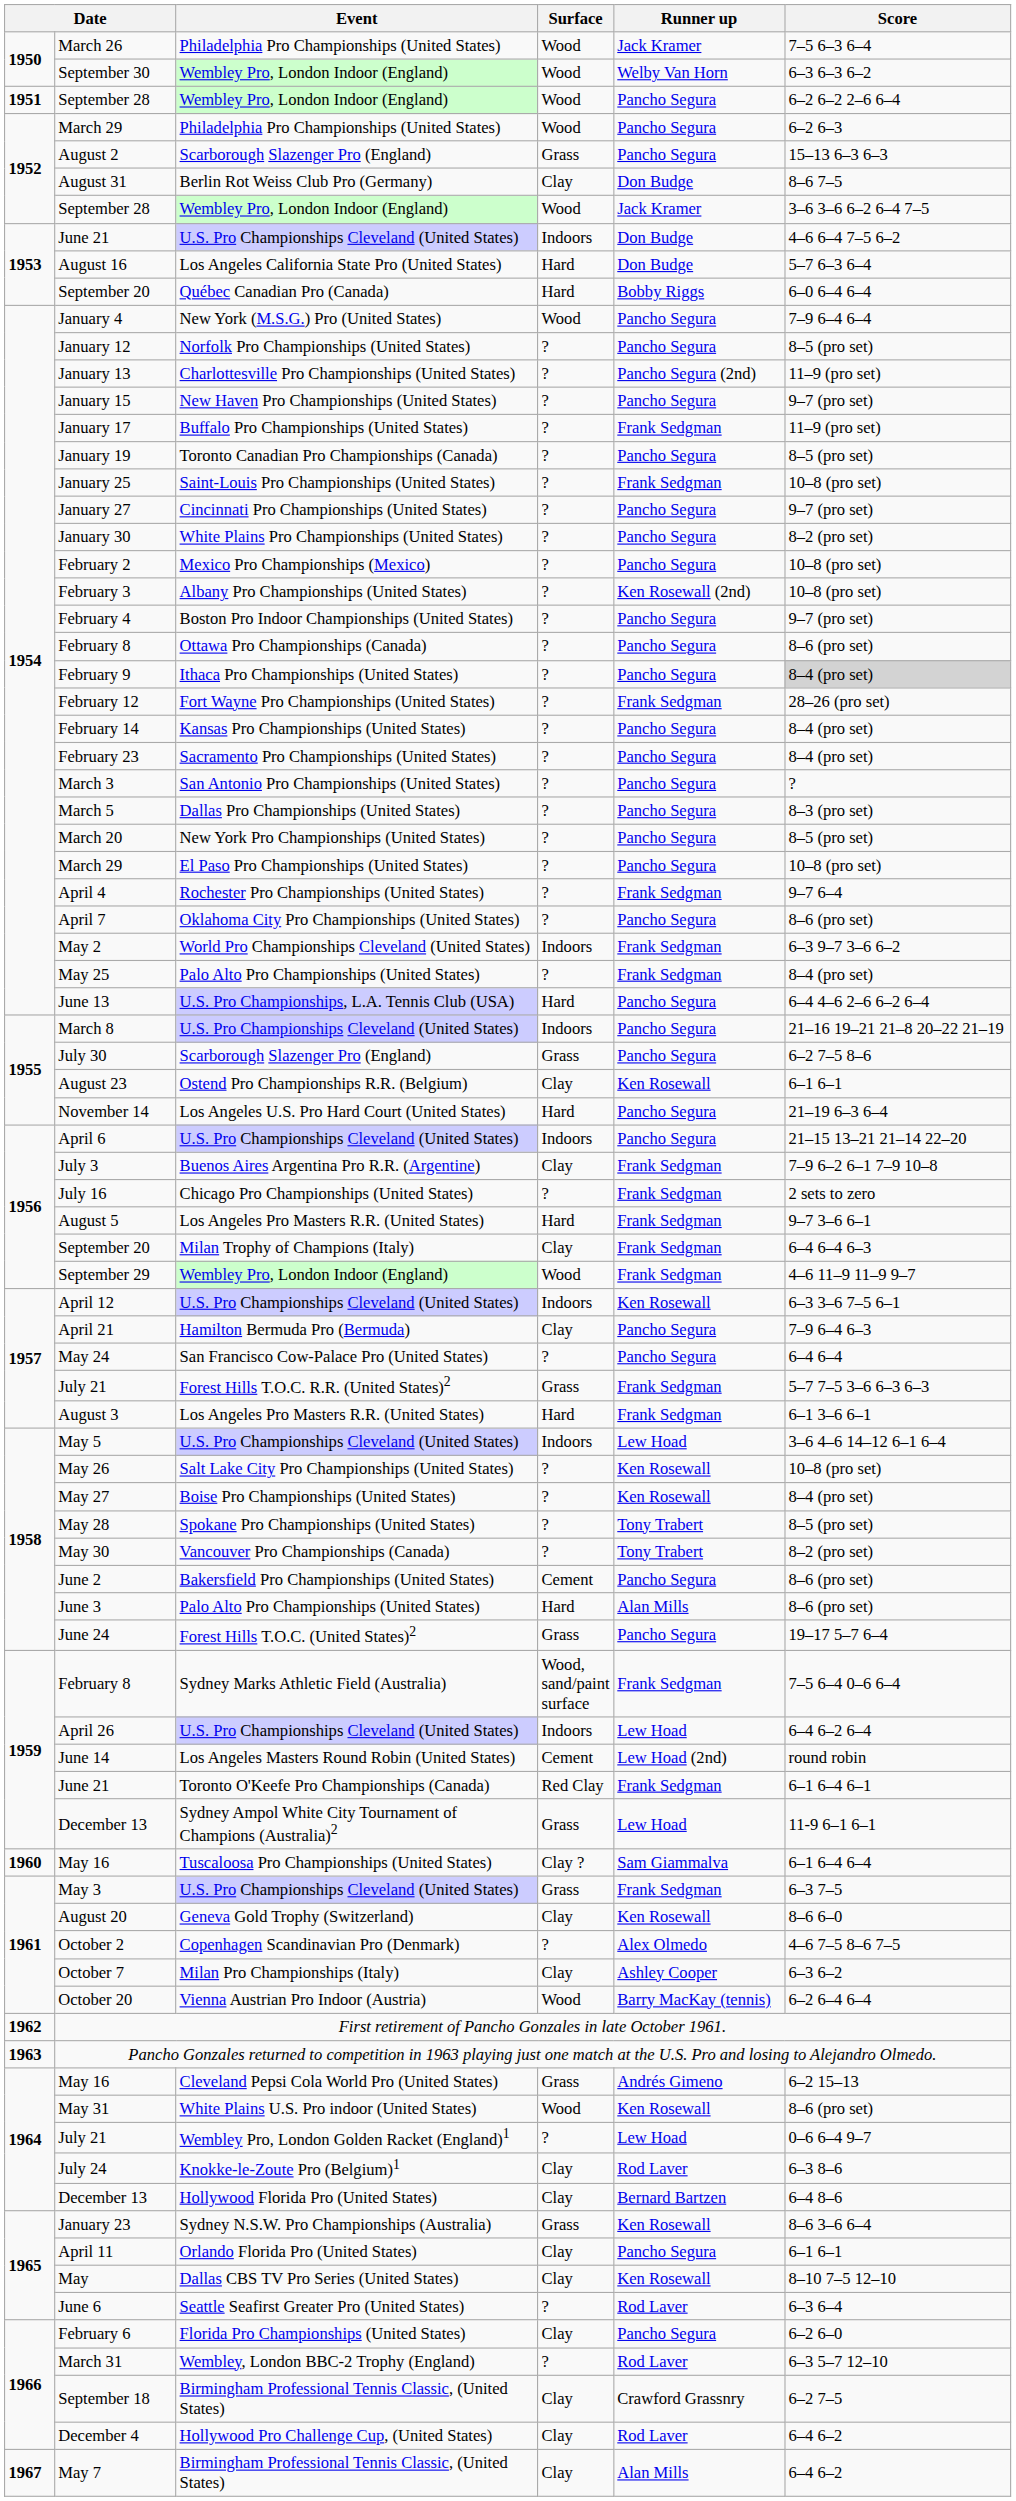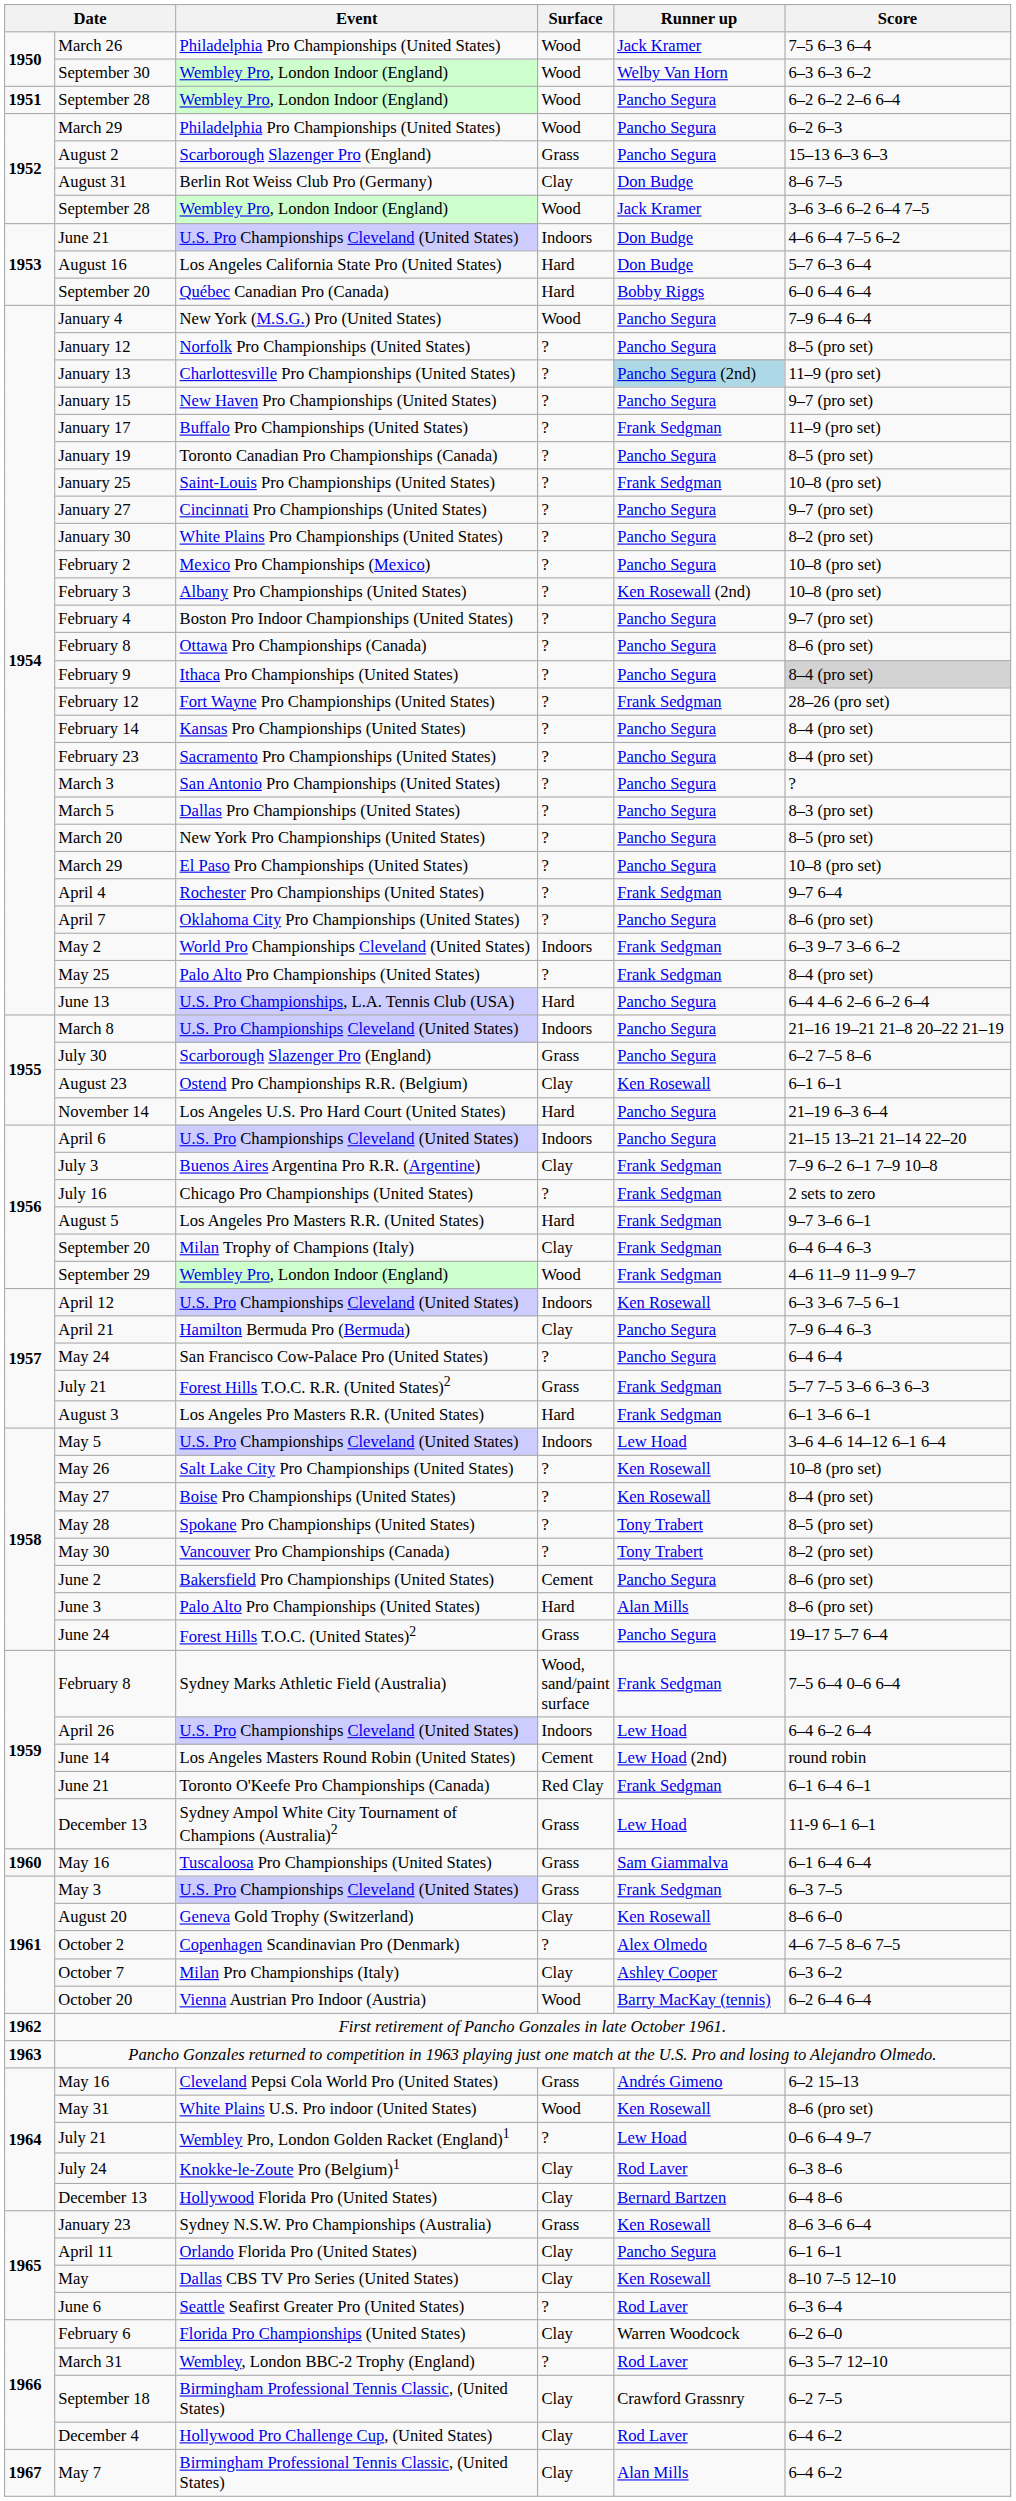(687, 373) no background -> (687, 373) lightblue background
(563, 1862) Clay ? -> (560, 1862) Grass
(667, 2333) Pancho Segura -> (679, 2333) Warren Woodcock
